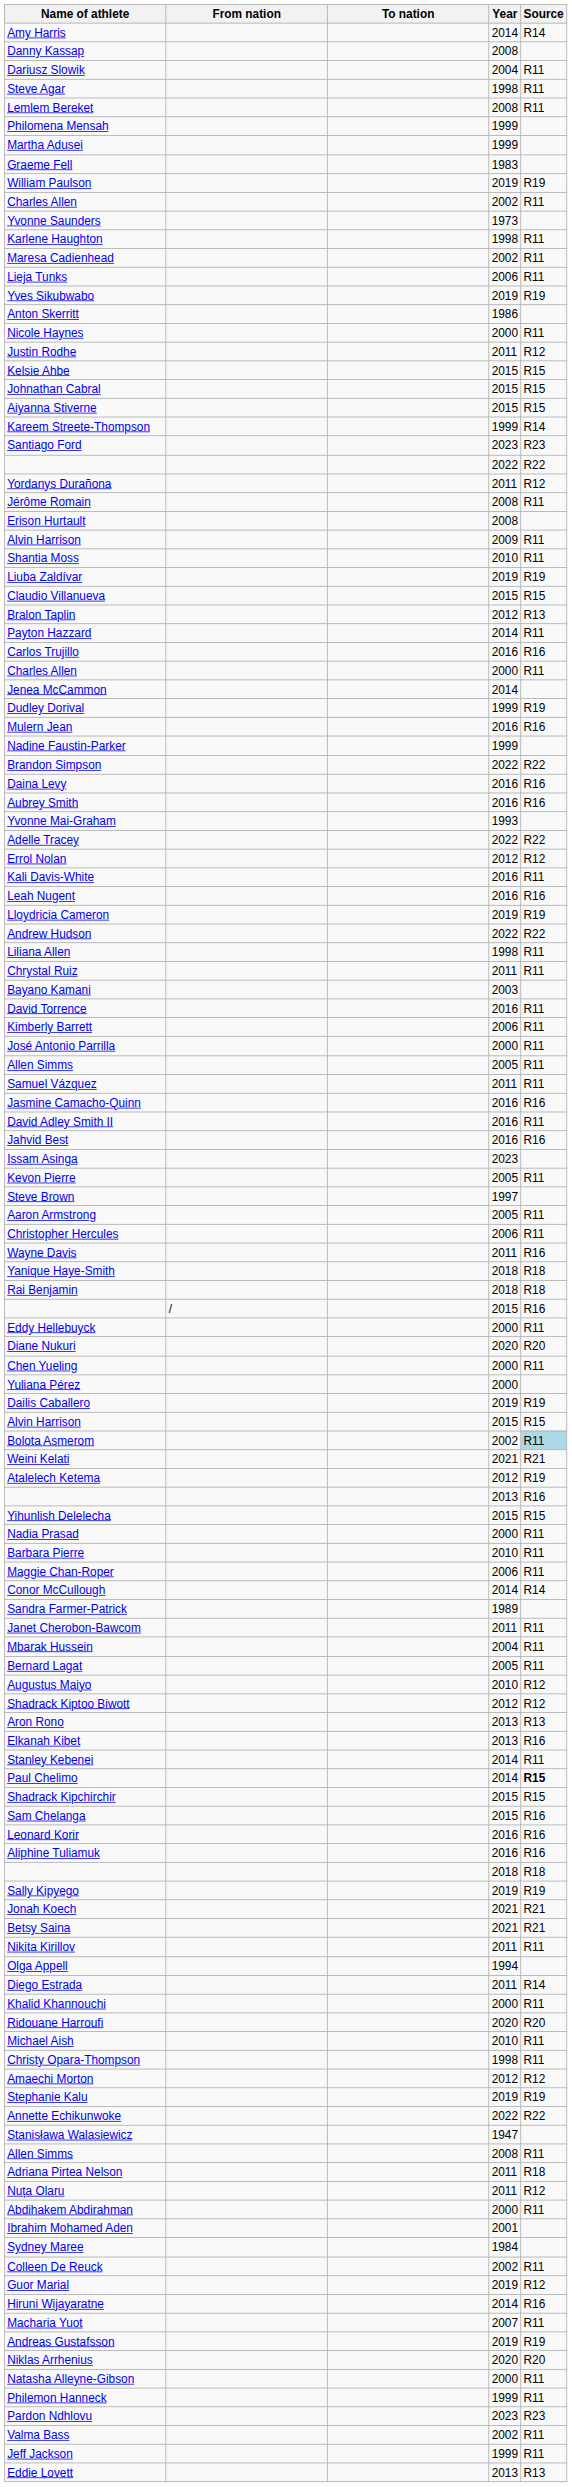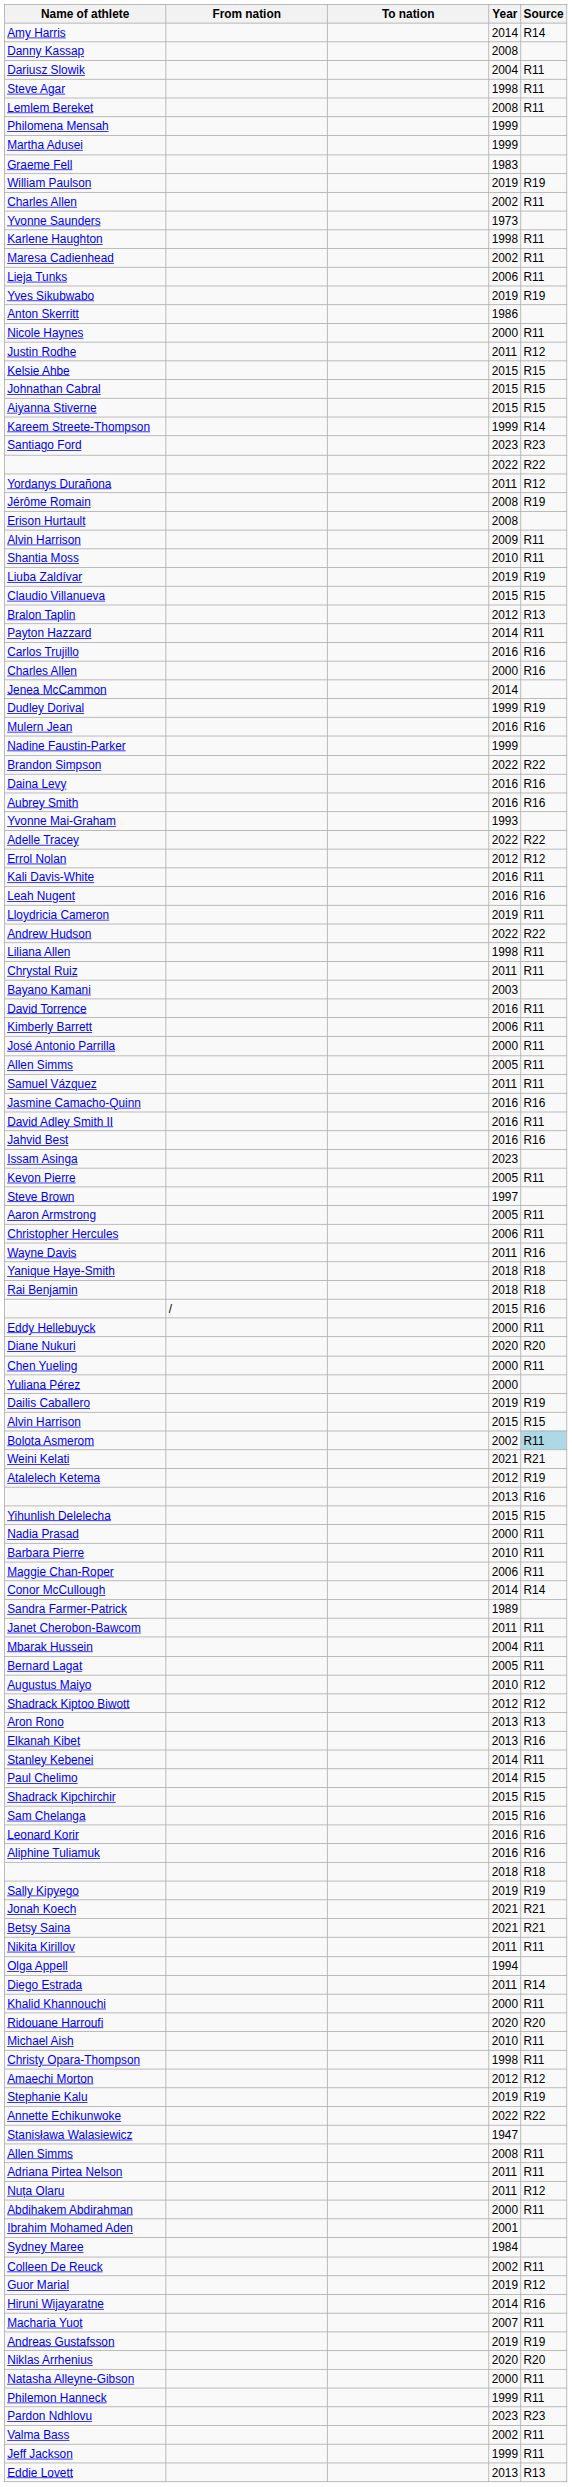(534, 502) R11 -> (534, 502) R19
(534, 671) R11 -> (534, 671) R16
(534, 915) R19 -> (534, 915) R11
(534, 1778) bold -> (534, 1778) normal
(534, 2172) R18 -> (534, 2172) R11
